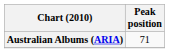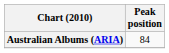(145, 39) 71 -> (145, 39) 84
